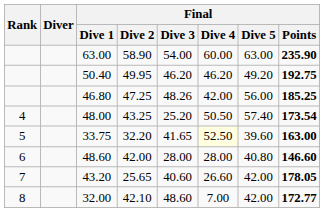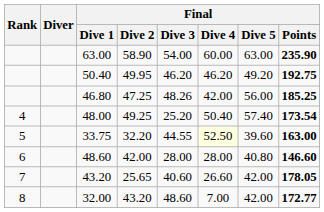(137, 116) 43.25 -> (137, 116) 49.25
(218, 116) 50.50 -> (218, 116) 50.40
(178, 136) 41.65 -> (178, 136) 44.55
(137, 197) 42.10 -> (137, 197) 43.20
